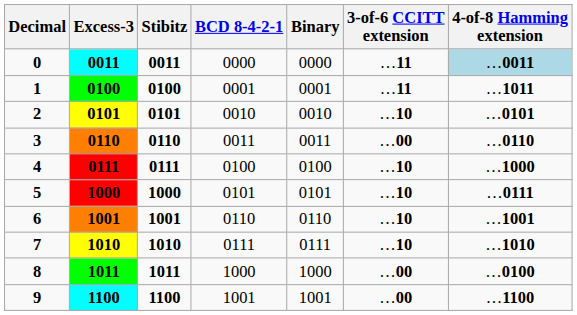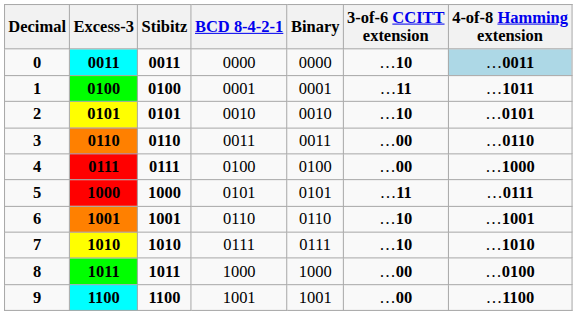(396, 62) …11 -> (396, 62) …10
(396, 166) …10 -> (396, 166) …00
(396, 192) …10 -> (396, 192) …11
